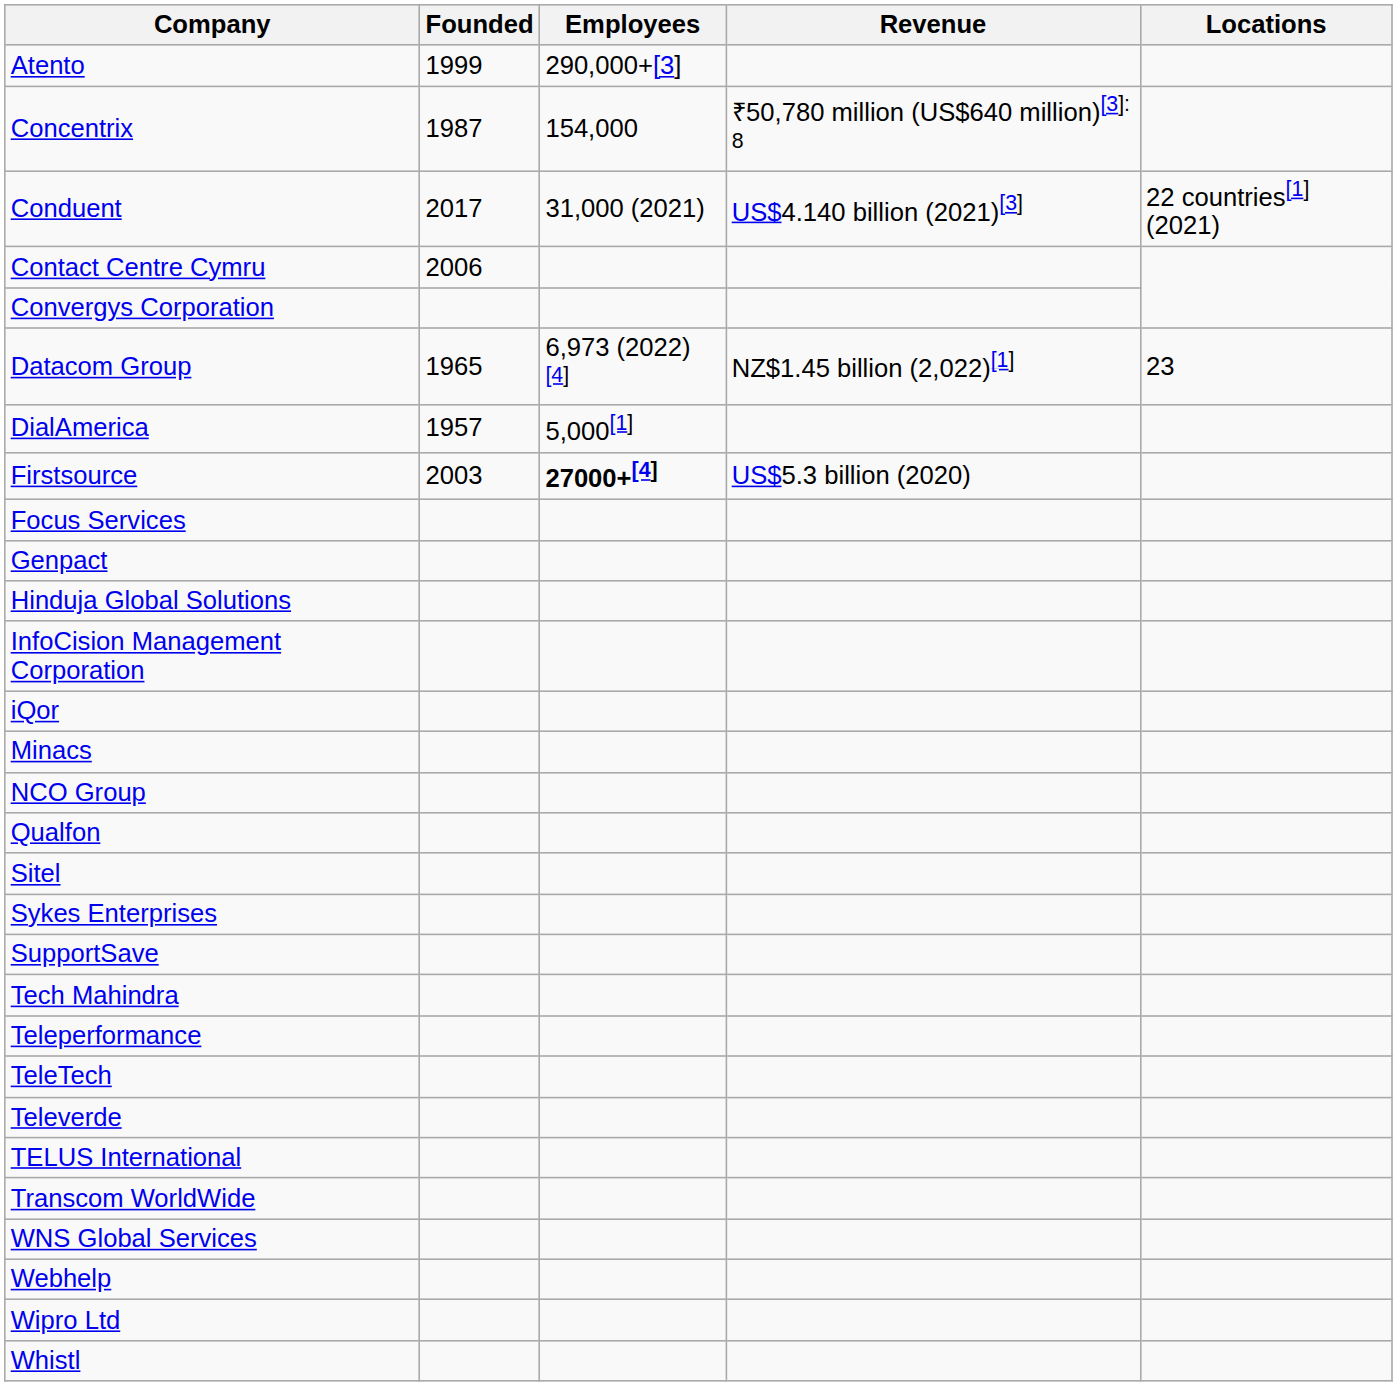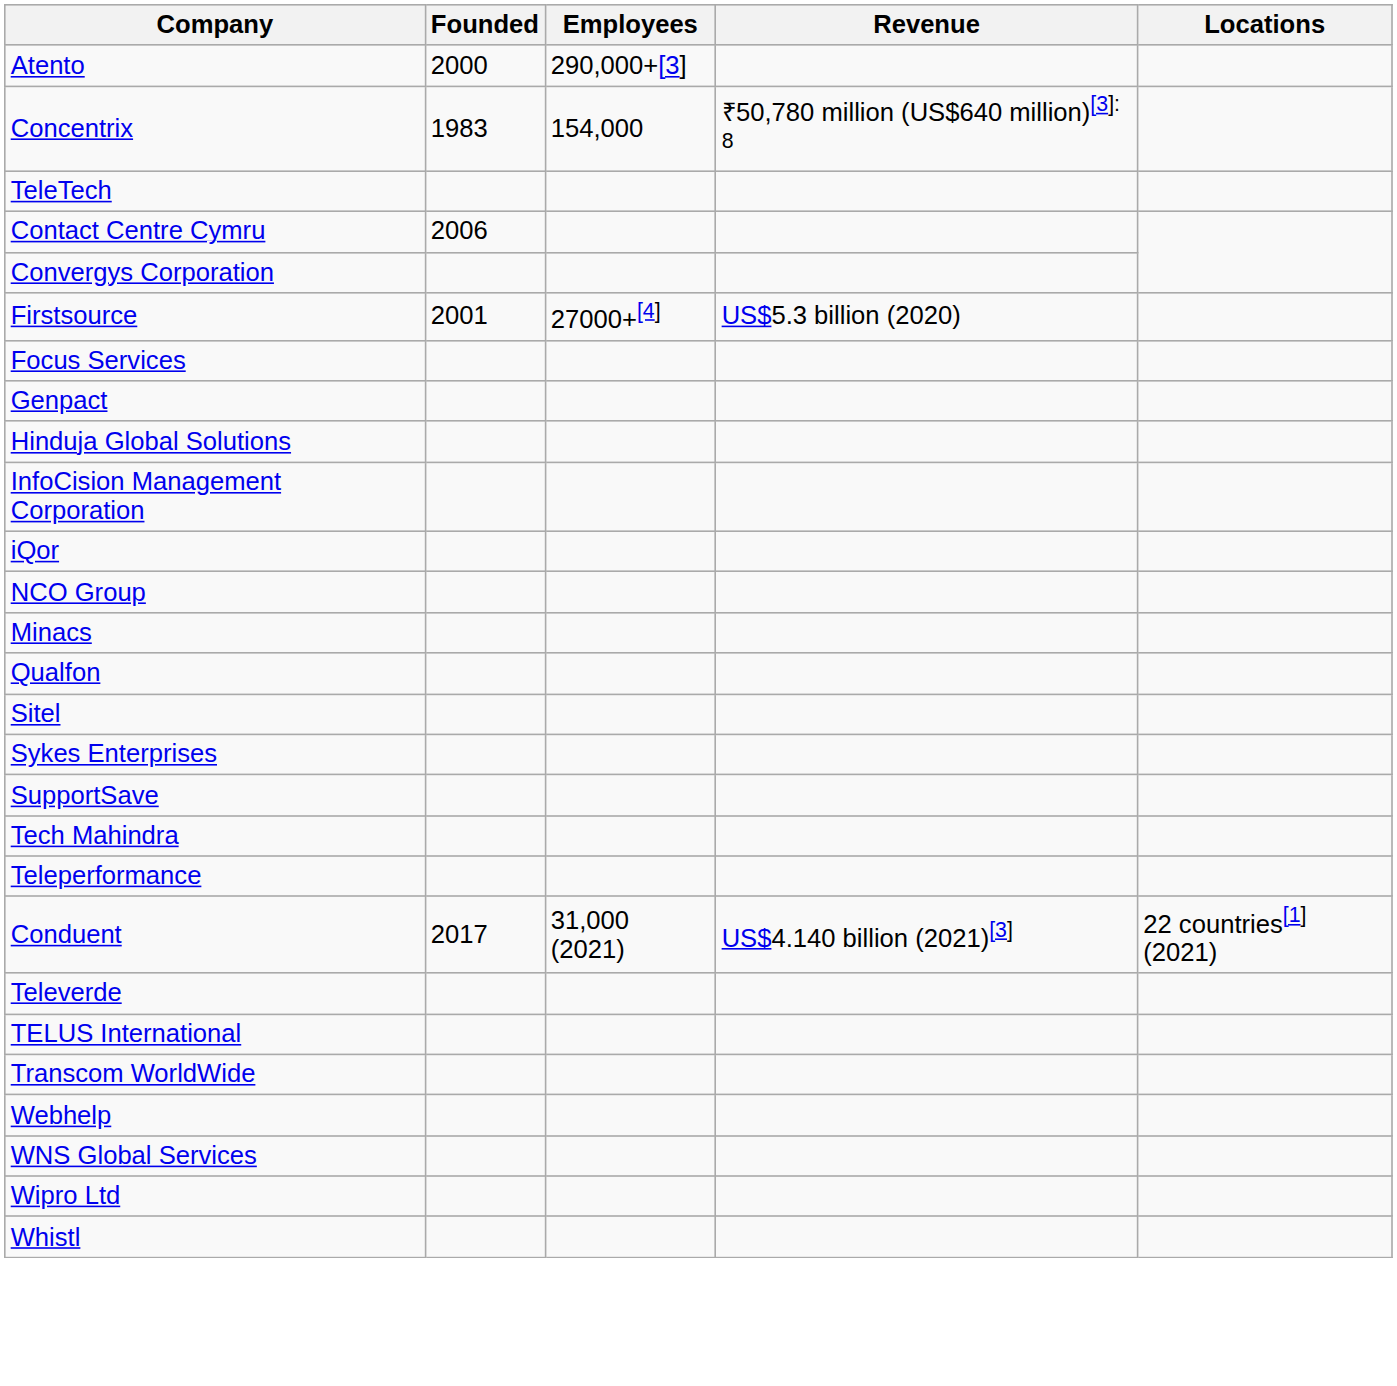(454, 65) 1999 -> (459, 65) 2000
(454, 128) 1987 -> (459, 128) 1983
rows swapped: (66, 208) <-> (61, 1076)
- row: (101, 366)
- row: (80, 428)
(454, 475) 2003 -> (459, 316) 2001
(602, 475) bold -> (606, 316) normal
rows swapped: (51, 751) <-> (78, 792)
rows swapped: (134, 1238) <-> (61, 1279)
